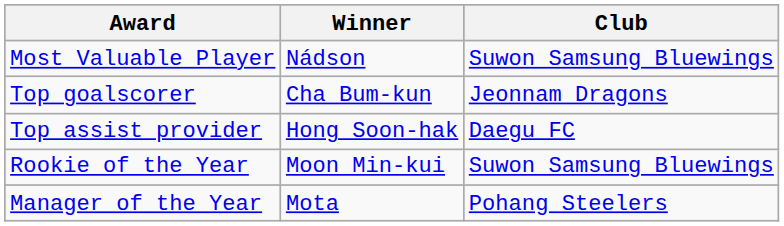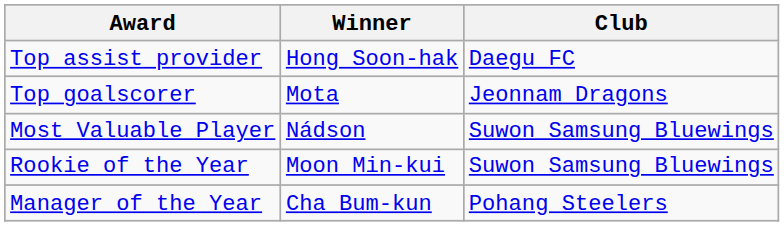rows swapped: (143, 59) <-> (136, 131)
(359, 95) Cha Bum-kun -> (312, 95) Mota
(312, 203) Mota -> (359, 203) Cha Bum-kun
